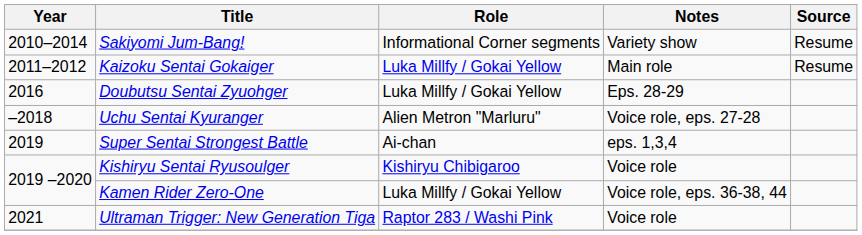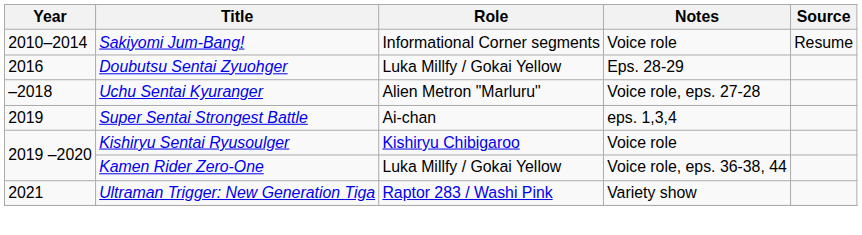(652, 42) Variety show -> (642, 42) Voice role
- row: (186, 67)
(642, 218) Voice role -> (652, 192) Variety show
